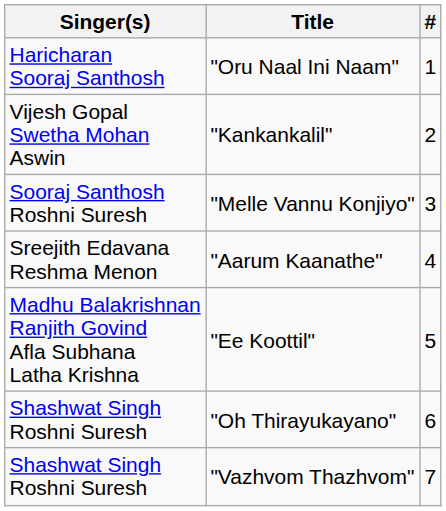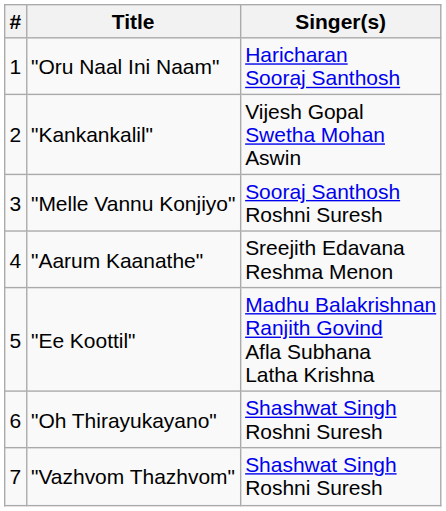columns swapped: (430, 21) <-> (105, 21)
